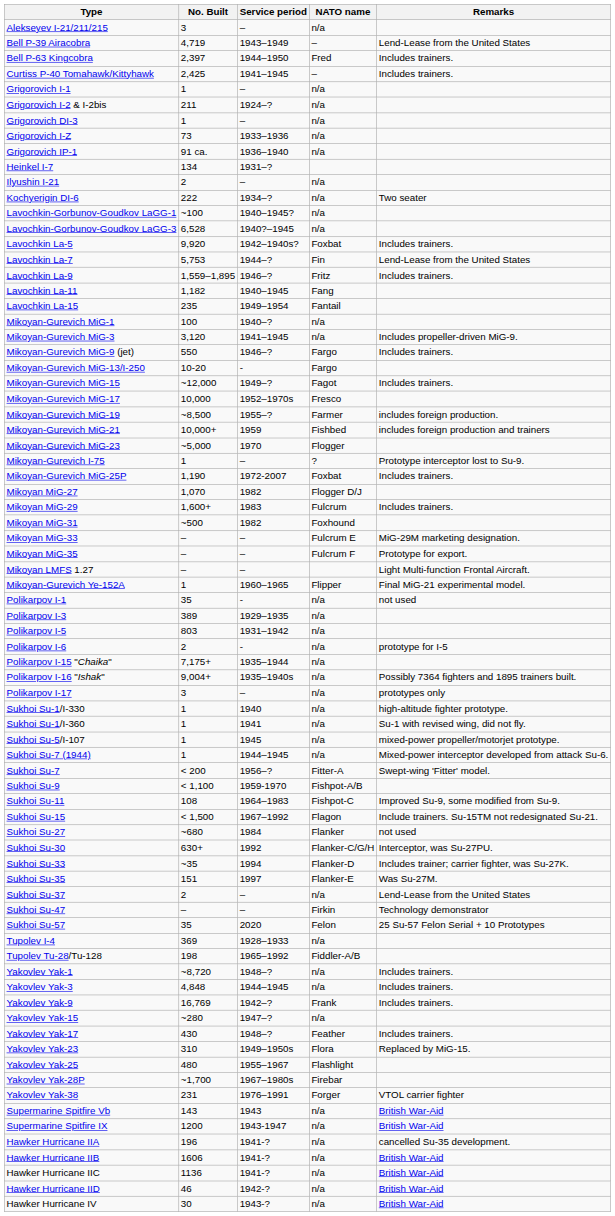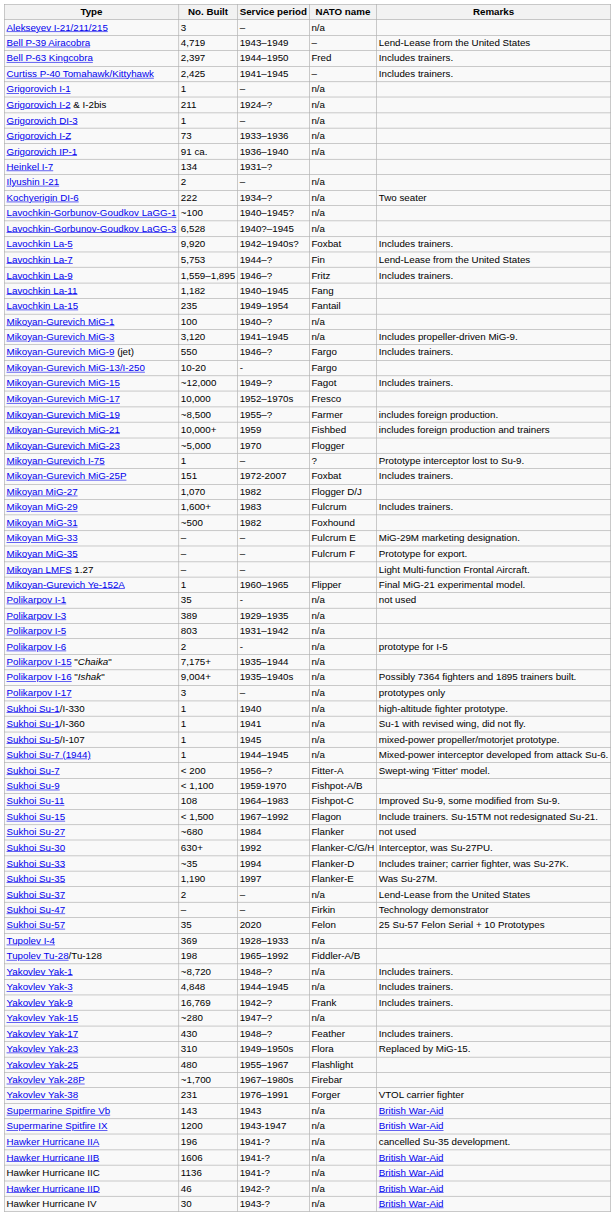(193, 476) 1,190 -> (189, 476) 151
(189, 879) 151 -> (193, 879) 1,190
